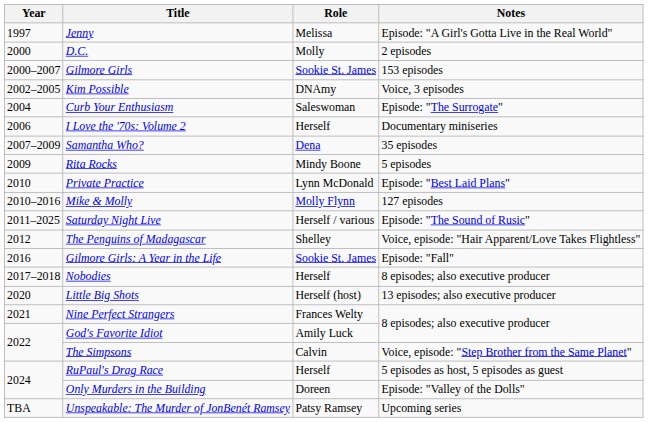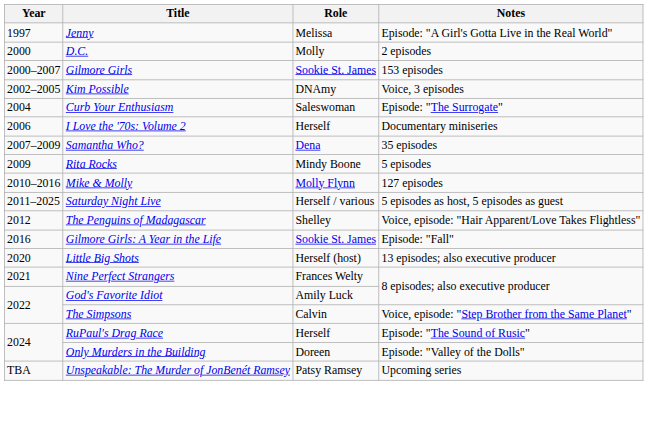- row: (105, 182)
(456, 220) Episode: "The Sound of Rusic" -> (472, 201) 5 episodes as host, 5 episodes as guest
- row: (88, 276)
(472, 370) 5 episodes as host, 5 episodes as guest -> (456, 333) Episode: "The Sound of Rusic"
